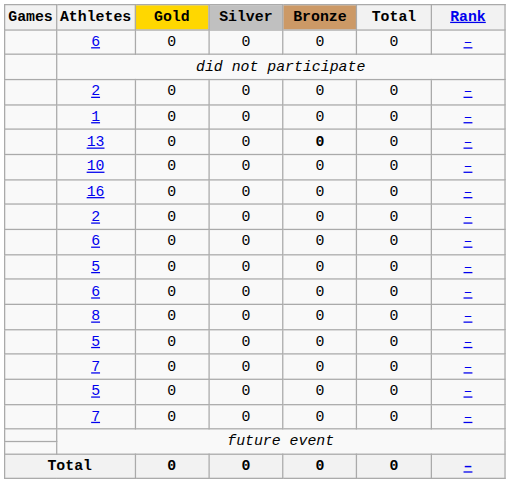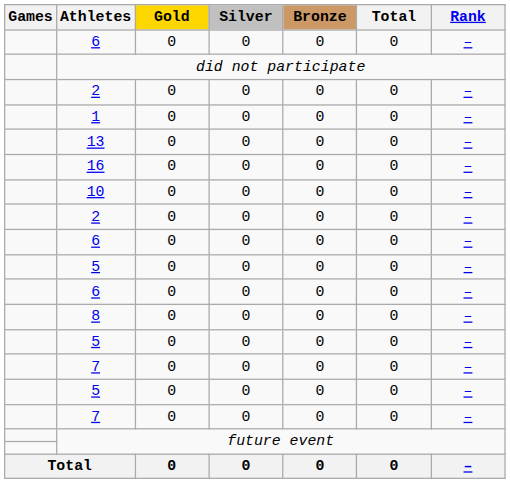(320, 142) bold -> (320, 142) normal
rows swapped: (96, 167) <-> (96, 192)
